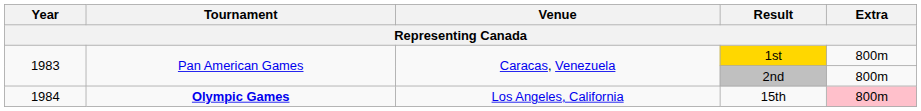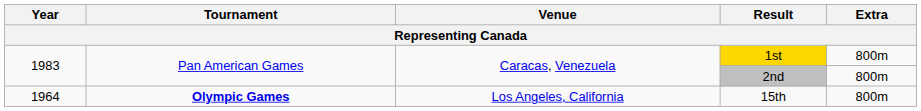(45, 97) 1984 -> (45, 97) 1964
(872, 97) pink background -> (872, 97) no background
